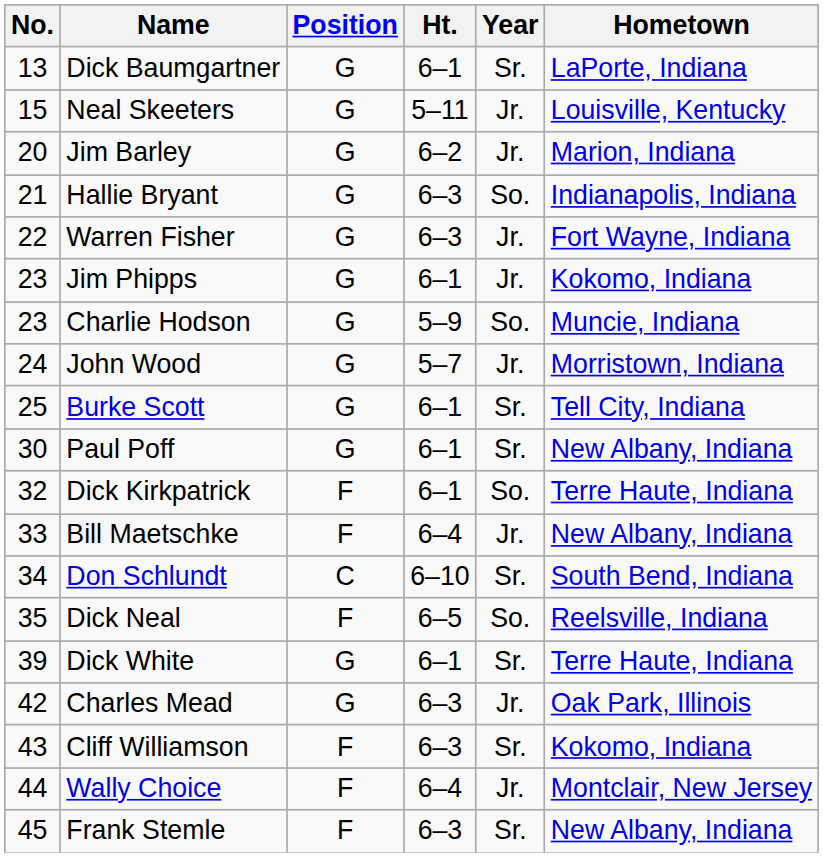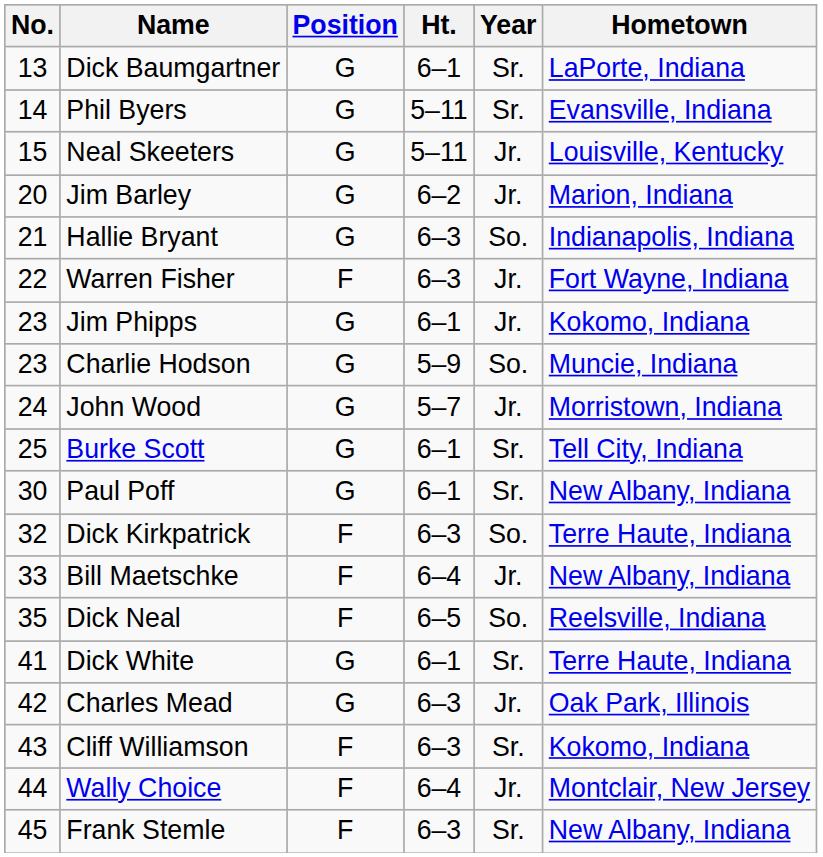+ row: (127, 110)
(345, 237) G -> (345, 279) F
(440, 491) 6–1 -> (439, 534) 6–3
- row: (147, 576)
(33, 661) 39 -> (33, 661) 41
